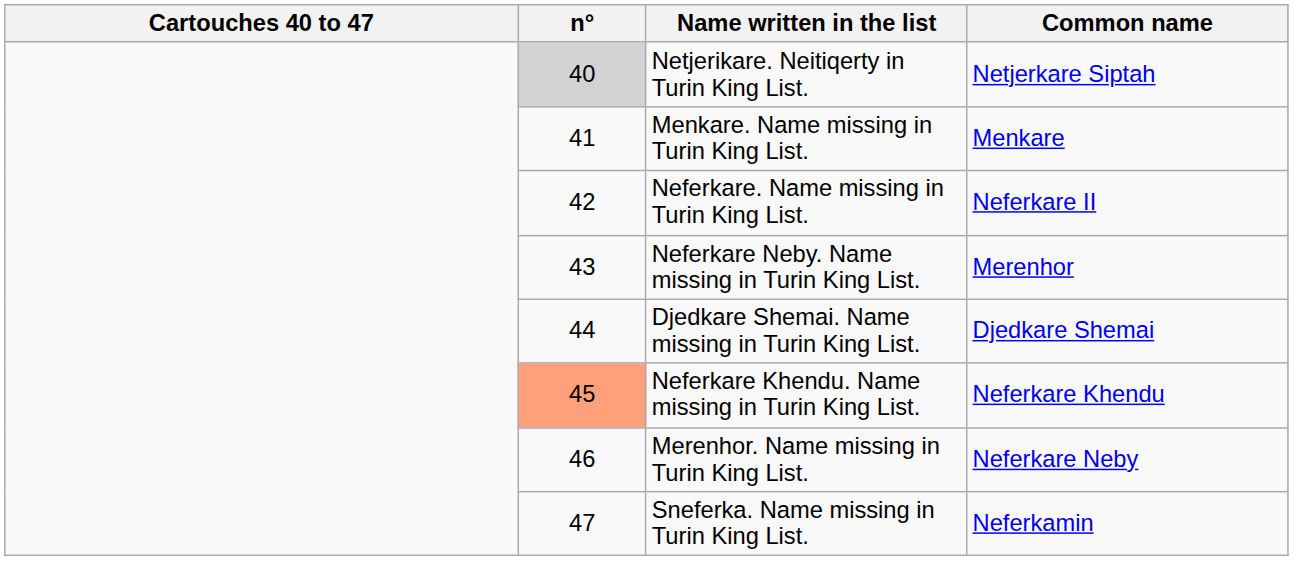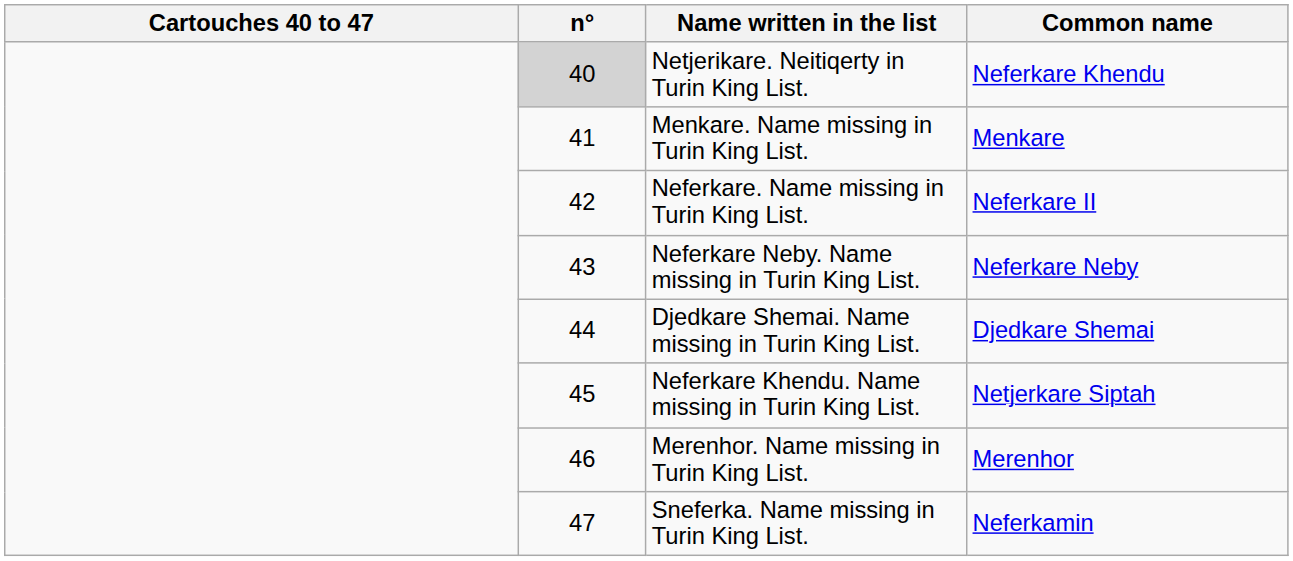(1064, 74) Netjerkare Siptah -> (1069, 74) Neferkare Khendu
(1023, 266) Merenhor -> (1055, 266) Neferkare Neby
(582, 395) lightsalmon background -> (582, 395) no background
(1069, 395) Neferkare Khendu -> (1064, 395) Netjerkare Siptah
(1055, 459) Neferkare Neby -> (1023, 459) Merenhor
